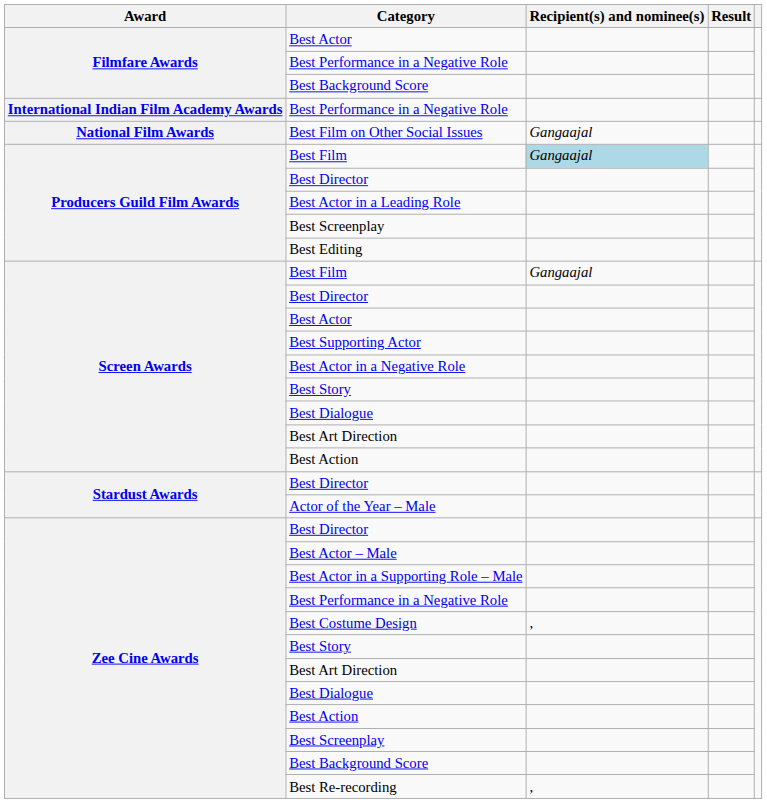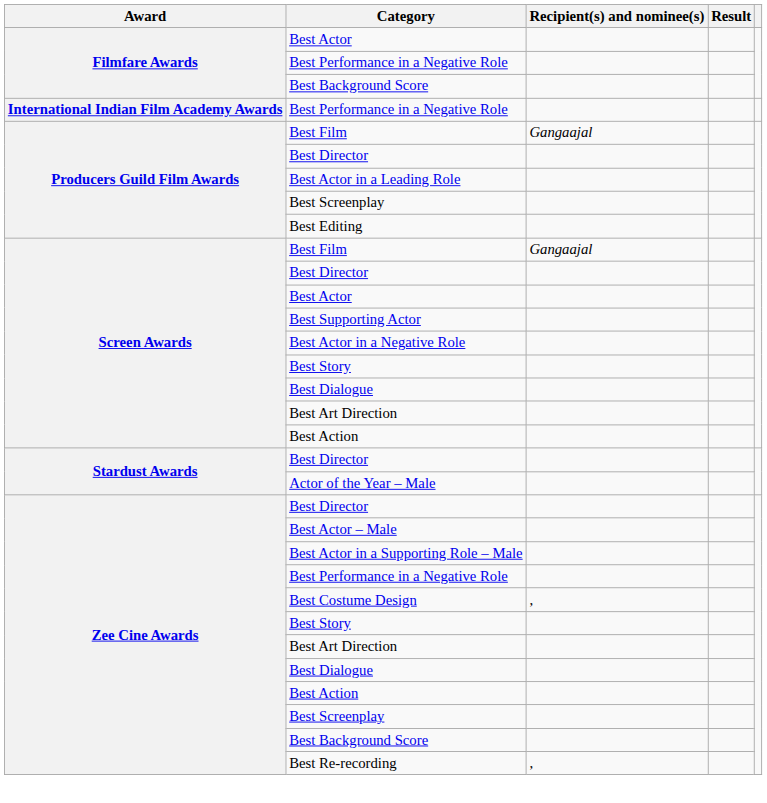- row: (145, 132)
(561, 156) lightblue background -> (561, 132) no background
